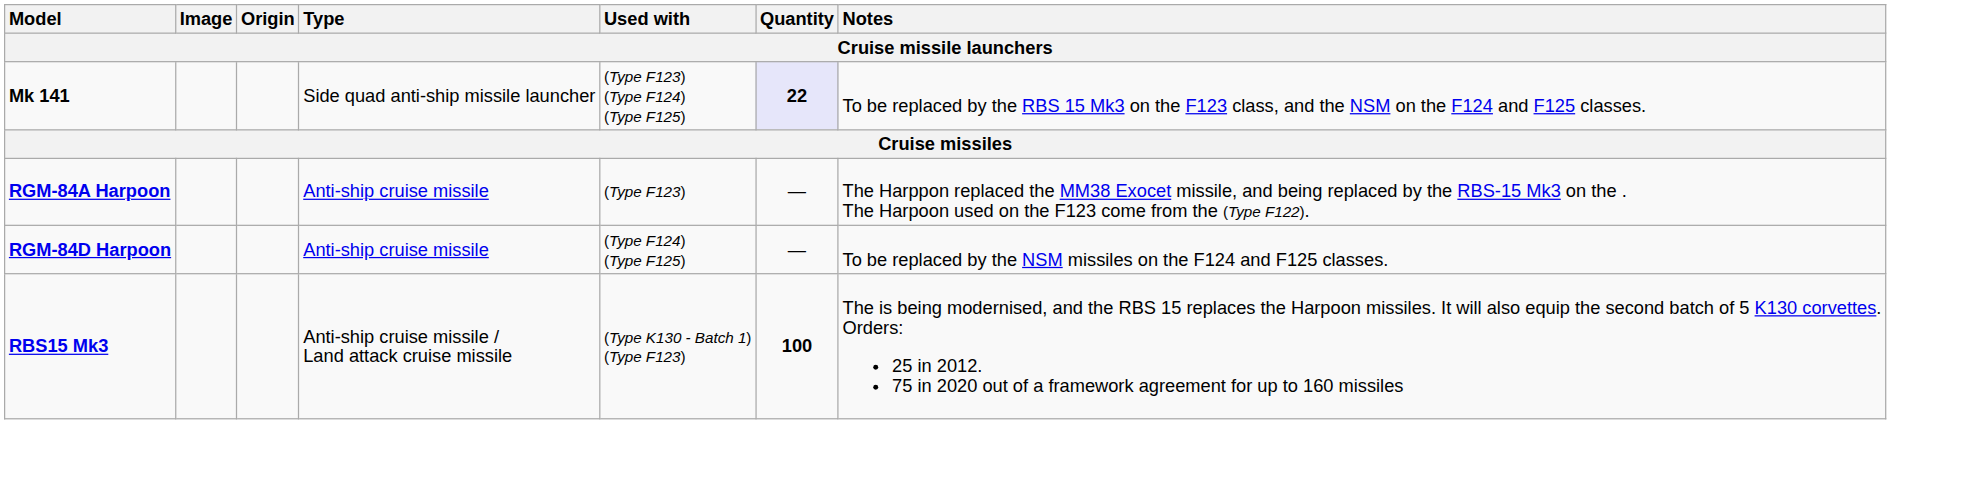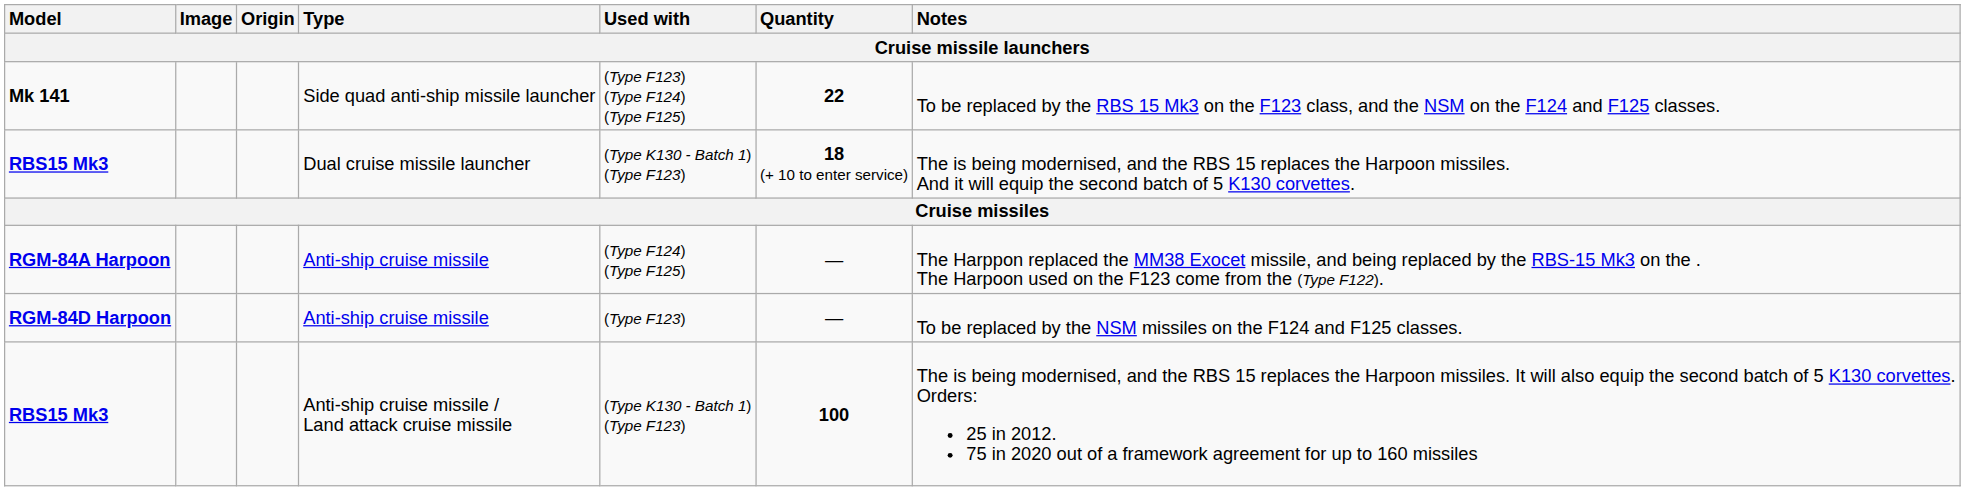(797, 95) lavender background -> (834, 95) no background
+ row: (59, 163)
(645, 193) (Type F123) -> (645, 261) (Type F124) (Type F125)
(645, 251) (Type F124) (Type F125) -> (645, 319) (Type F123)
